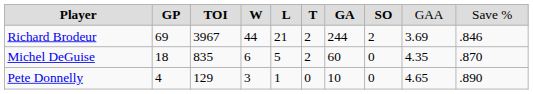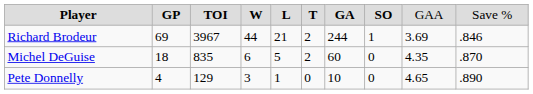(371, 36) 2 -> (371, 36) 1
